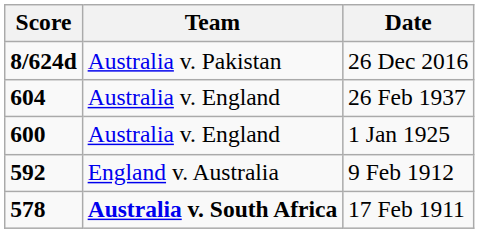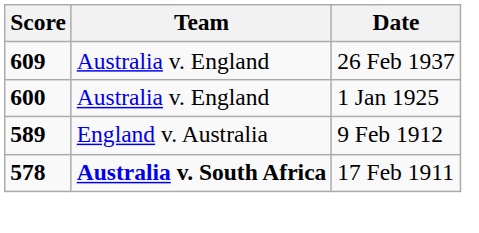- row: (408, 60)
(28, 97) 604 -> (28, 60) 609
(28, 172) 592 -> (28, 135) 589
